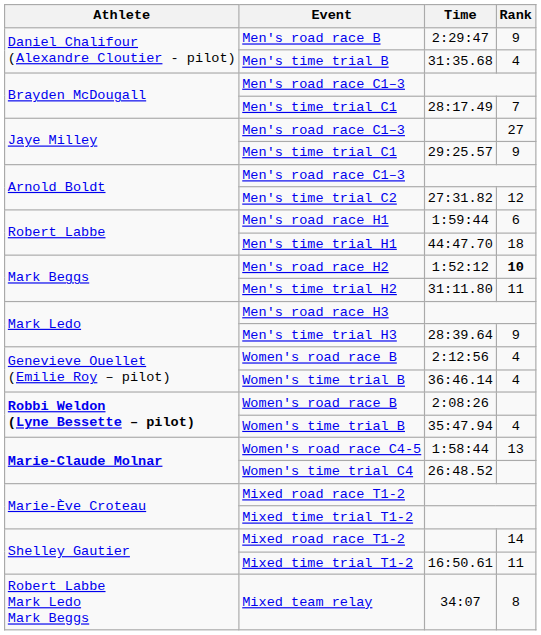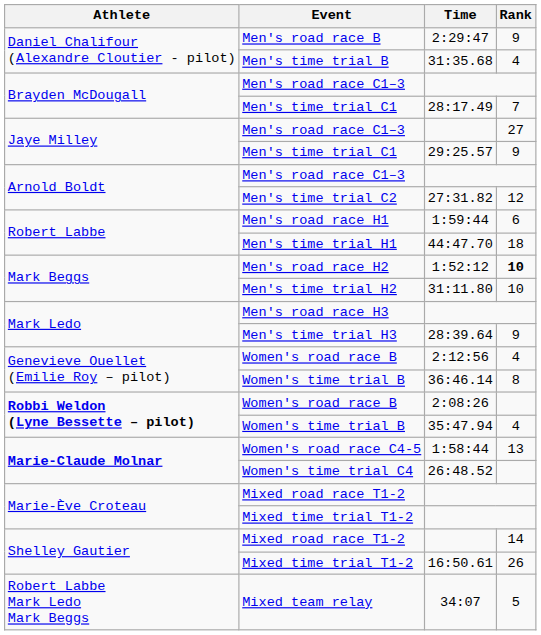(516, 289) 11 -> (516, 289) 10
(516, 380) 4 -> (516, 380) 8
(516, 563) 11 -> (516, 563) 26
(516, 602) 8 -> (516, 602) 5
